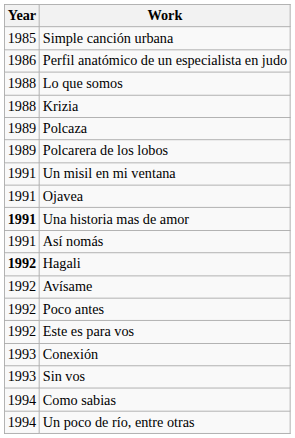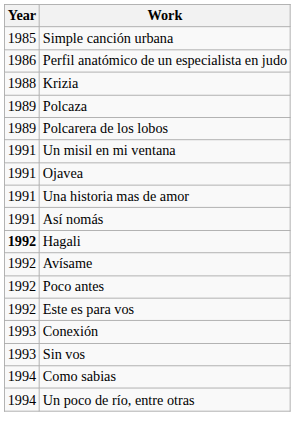- row: (83, 83)
(22, 219) bold -> (22, 196) normal
